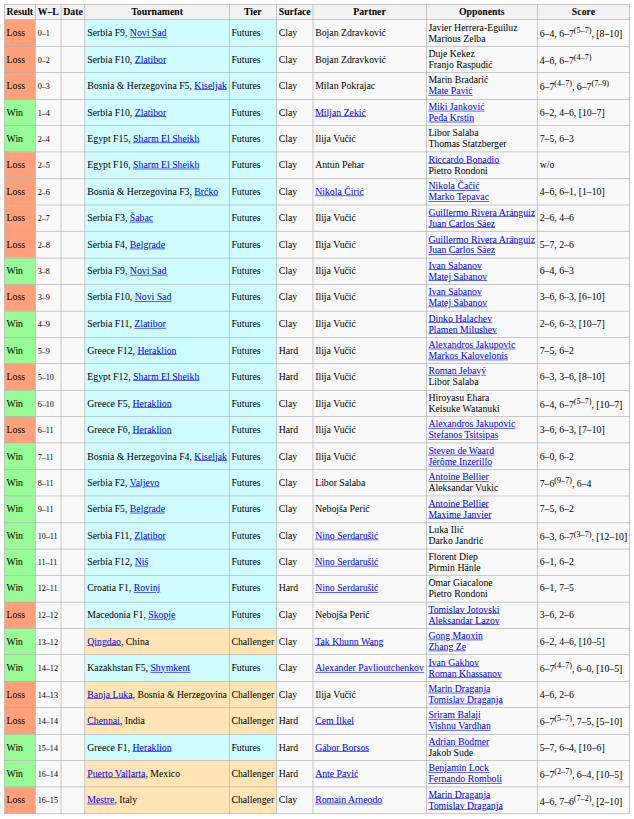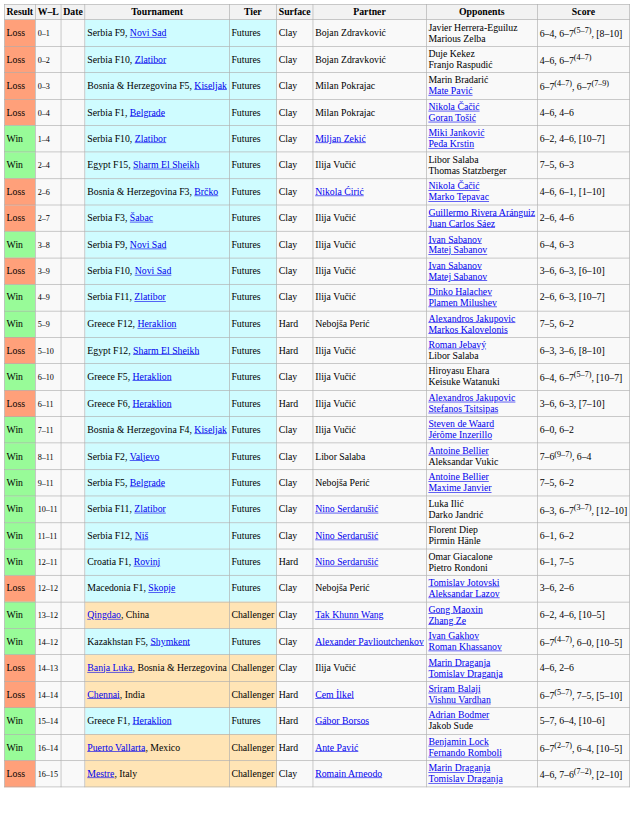+ row: (44, 113)
- row: (44, 166)
- row: (44, 245)
(336, 350) Ilija Vučić -> (342, 324) Nebojša Perić
